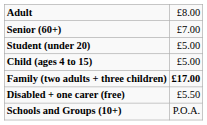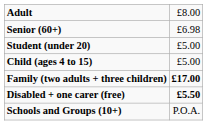(189, 29) £7.00 -> (189, 29) £6.98
(189, 95) normal -> (189, 95) bold
